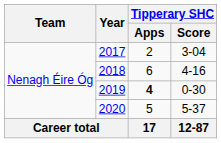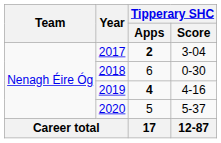(149, 52) normal -> (149, 52) bold
(194, 71) 4-16 -> (194, 71) 0-30
(194, 90) 0-30 -> (194, 90) 4-16
